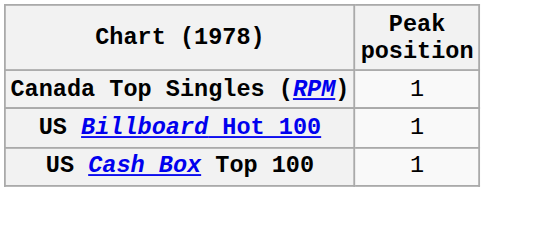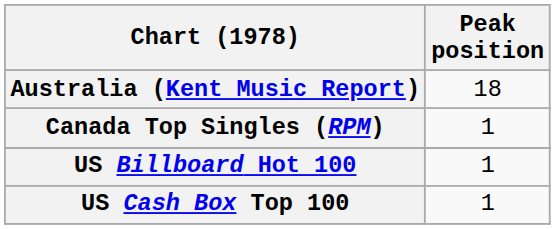+ row: (215, 90)
